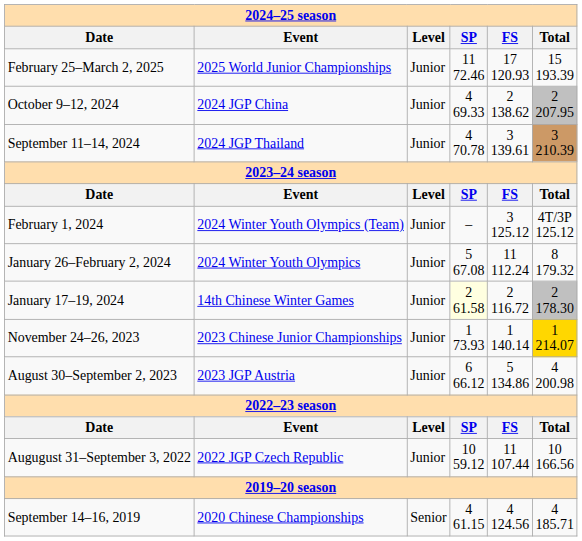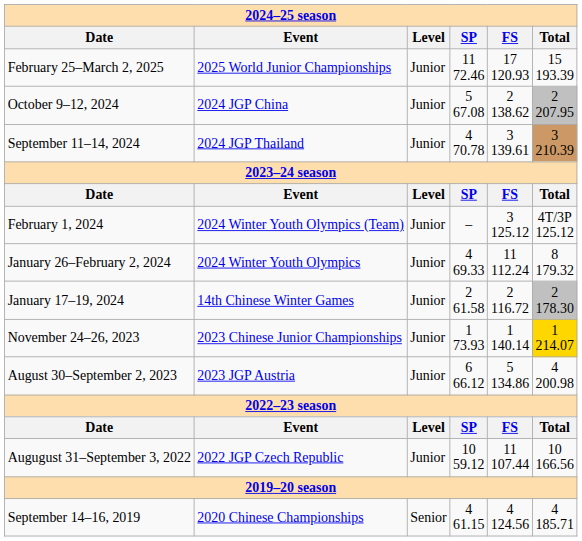(469, 105) 4 69.33 -> (469, 105) 5 67.08
(469, 262) 5 67.08 -> (469, 262) 4 69.33
(469, 300) lightyellow background -> (469, 300) no background
